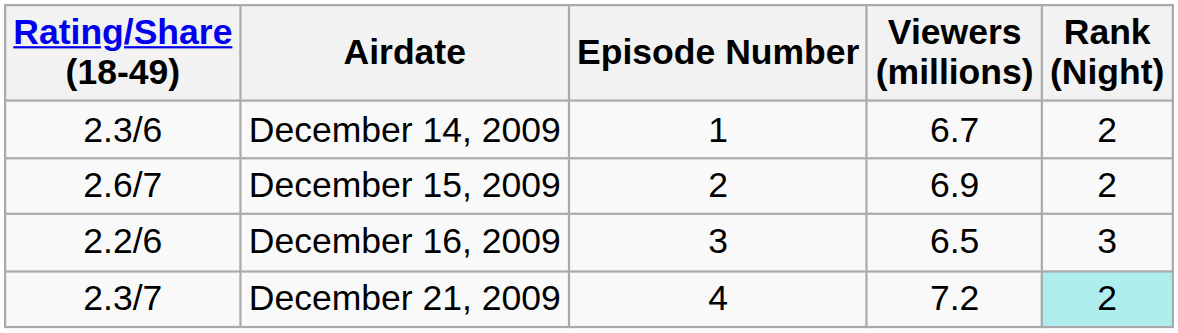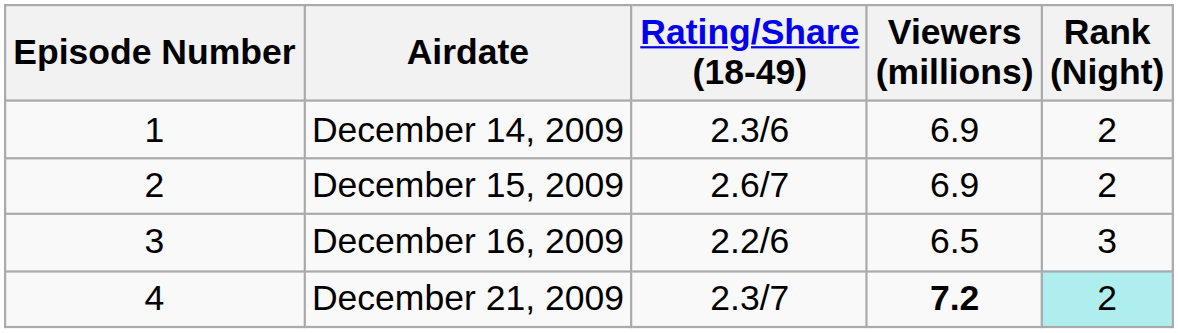columns swapped: (718, 52) <-> (123, 52)
(955, 128) 6.7 -> (955, 128) 6.9
(955, 297) normal -> (955, 297) bold
